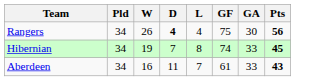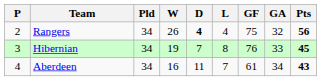+ column: (17, 13)
(251, 31) 30 -> (278, 31) 32
(225, 48) 74 -> (251, 48) 76
(251, 66) 33 -> (278, 66) 34
